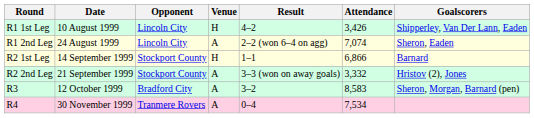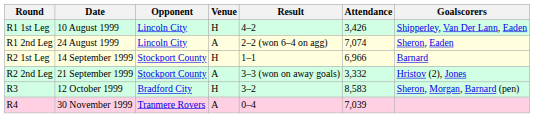(355, 58) 6,866 -> (355, 58) 6,966
(215, 89) A -> (215, 89) H
(355, 105) 7,534 -> (355, 105) 7,039
